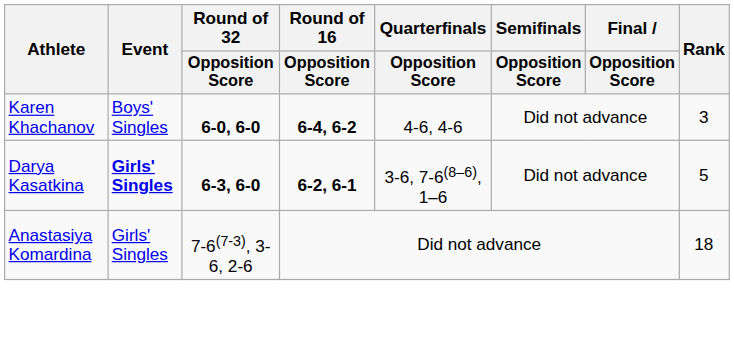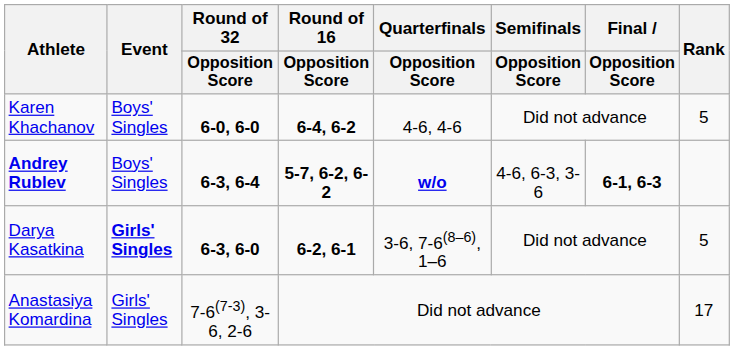(704, 118) 3 -> (704, 118) 5
+ row: (38, 173)
(704, 245) 18 -> (704, 310) 17
